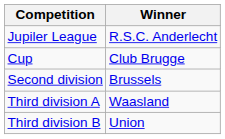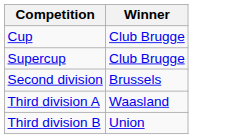- row: (52, 36)
+ row: (37, 58)
